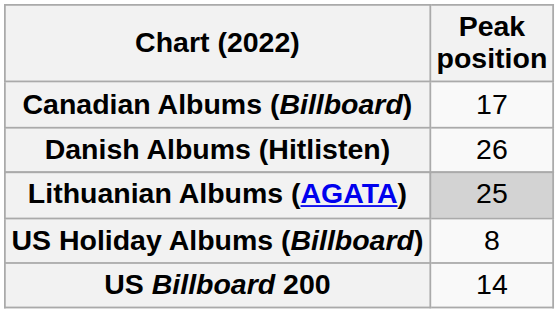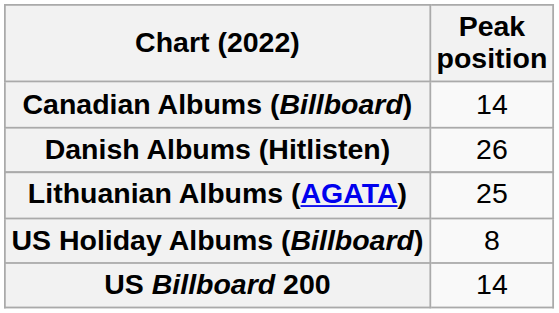(492, 104) 17 -> (492, 104) 14
(492, 194) lightgrey background -> (492, 194) no background
